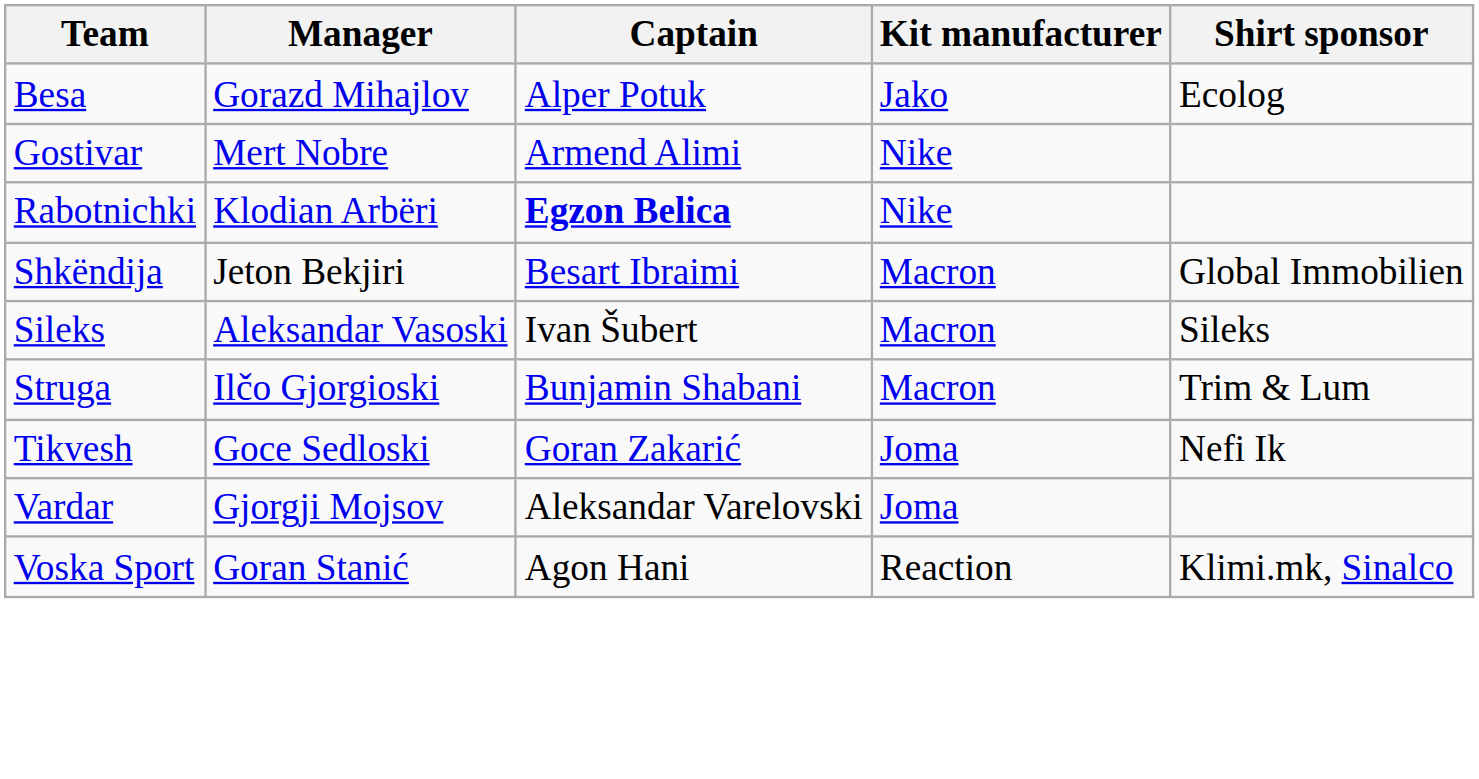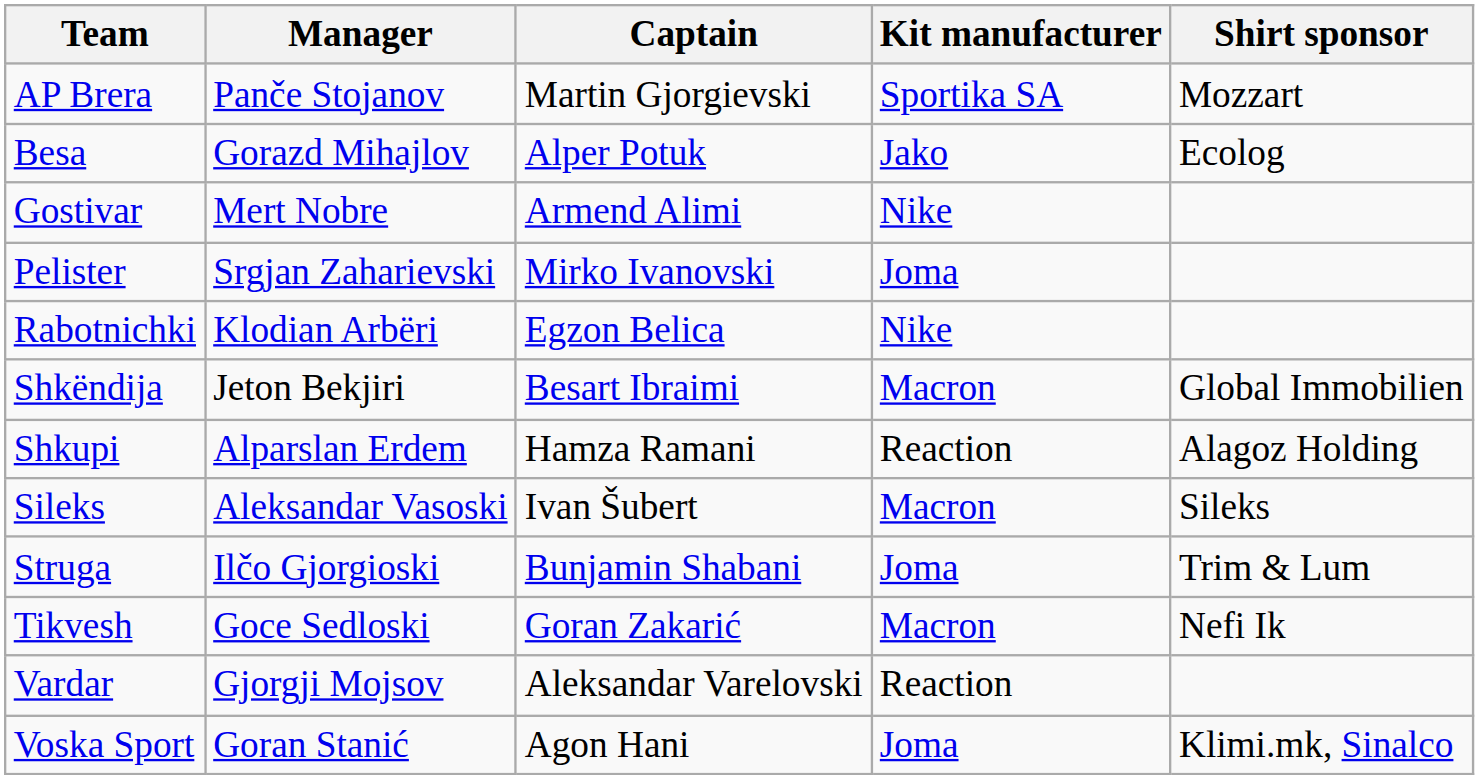+ row: (83, 93)
+ row: (70, 270)
(628, 211) bold -> (625, 329) normal
+ row: (67, 447)
(938, 388) Macron -> (919, 566) Joma
(919, 447) Joma -> (938, 625) Macron
(919, 507) Joma -> (946, 684) Reaction
(946, 566) Reaction -> (919, 743) Joma
